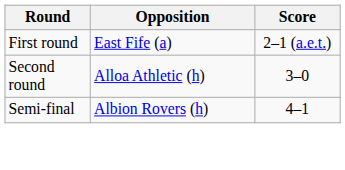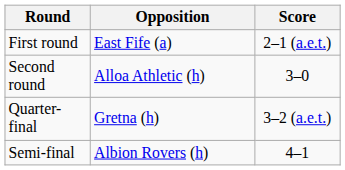+ row: (35, 118)
